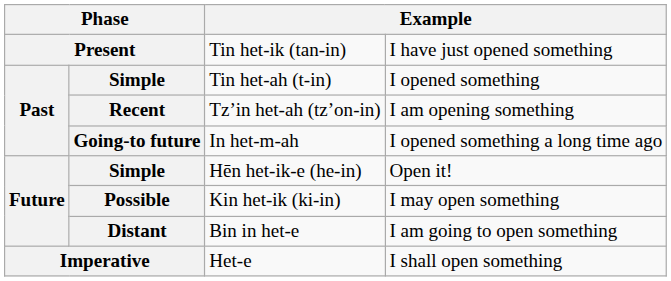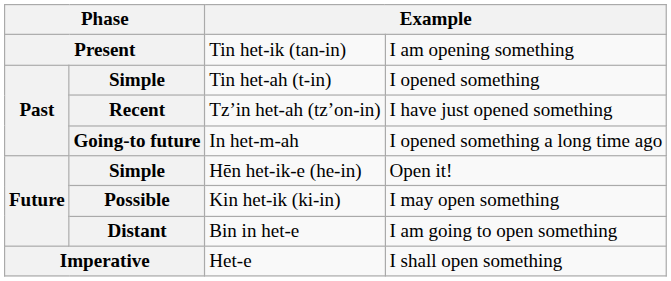(501, 49) I have just opened something -> (482, 49) I am opening something
(482, 110) I am opening something -> (501, 110) I have just opened something
